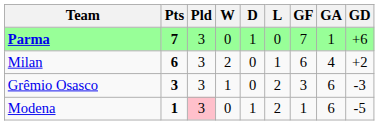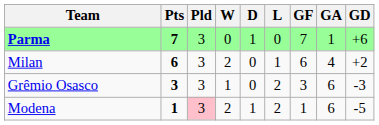(228, 108) 0 -> (228, 108) 2
